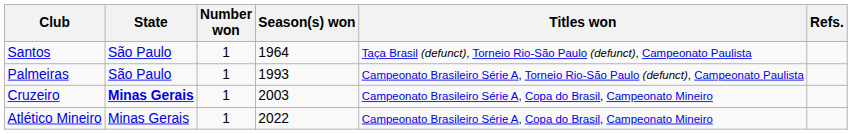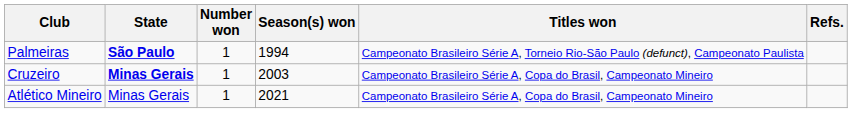- row: (29, 52)
(140, 74) normal -> (141, 52) bold
(274, 74) 1993 -> (274, 52) 1994
(274, 118) 2022 -> (274, 96) 2021
